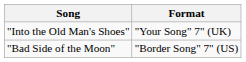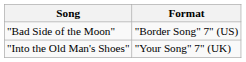rows swapped: (61, 48) <-> (68, 31)
